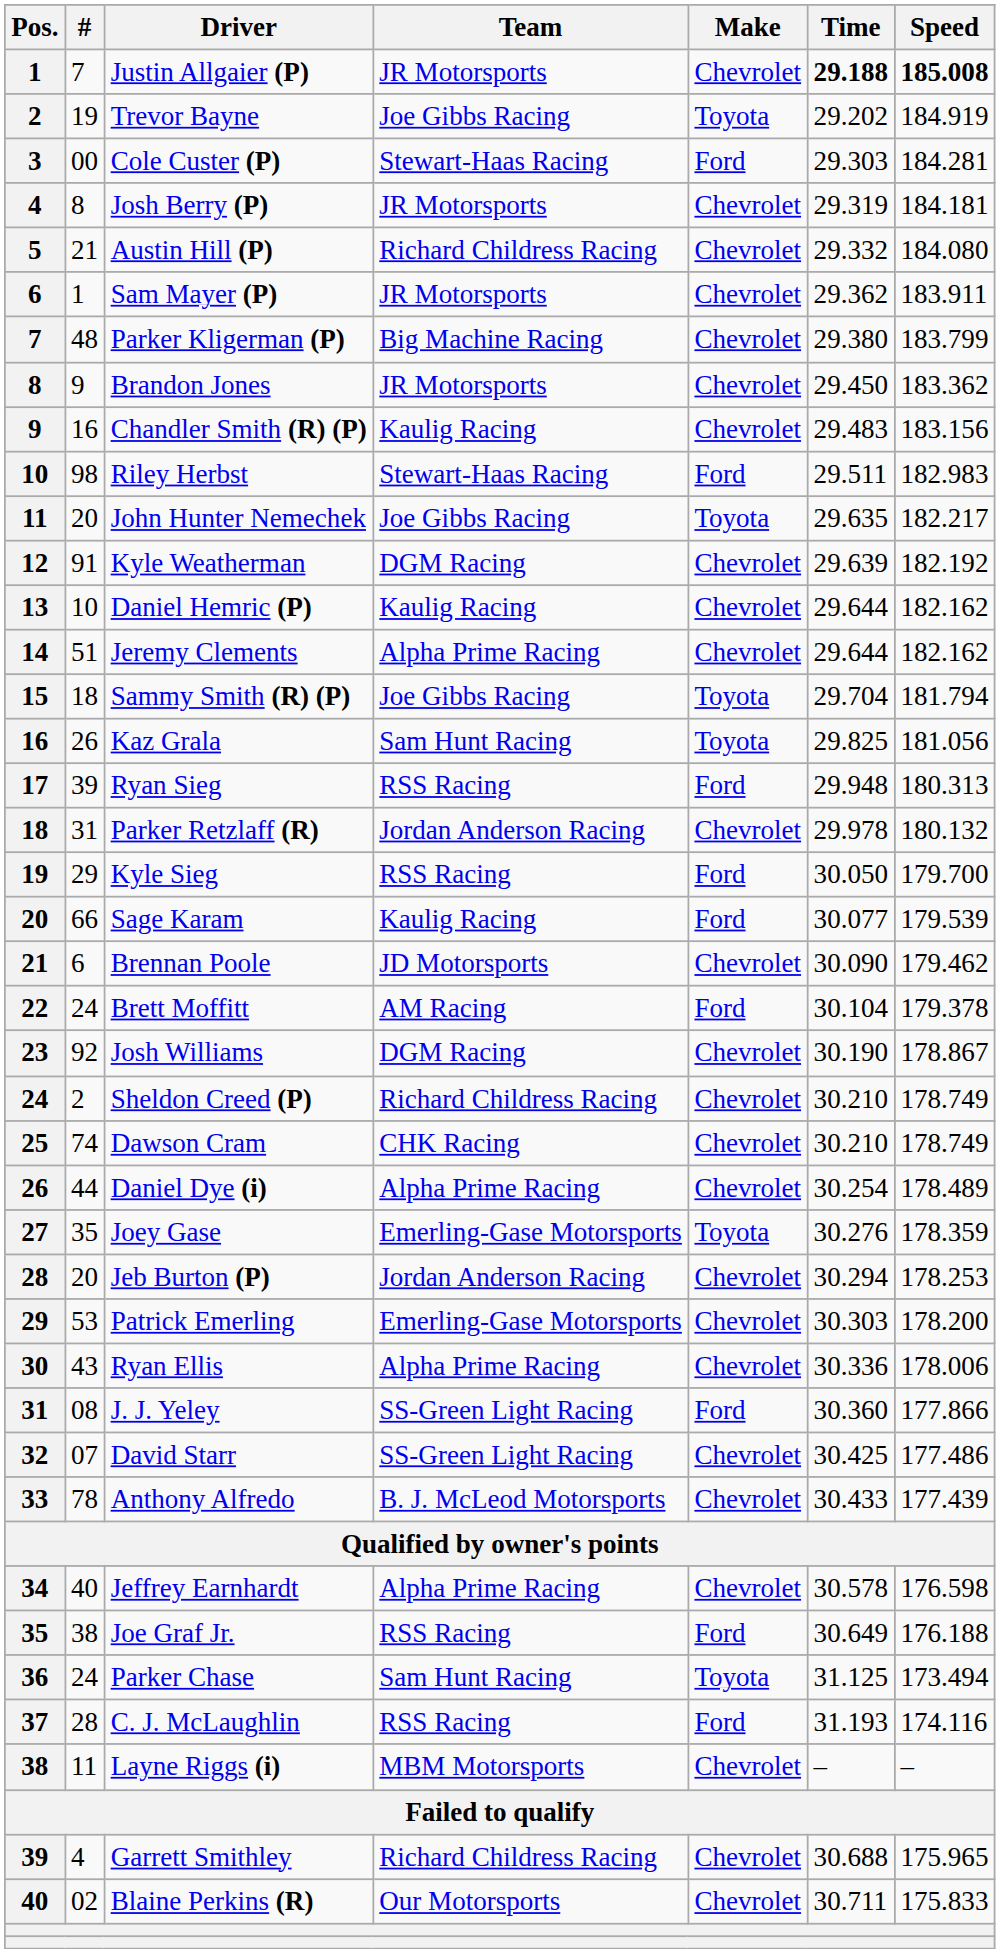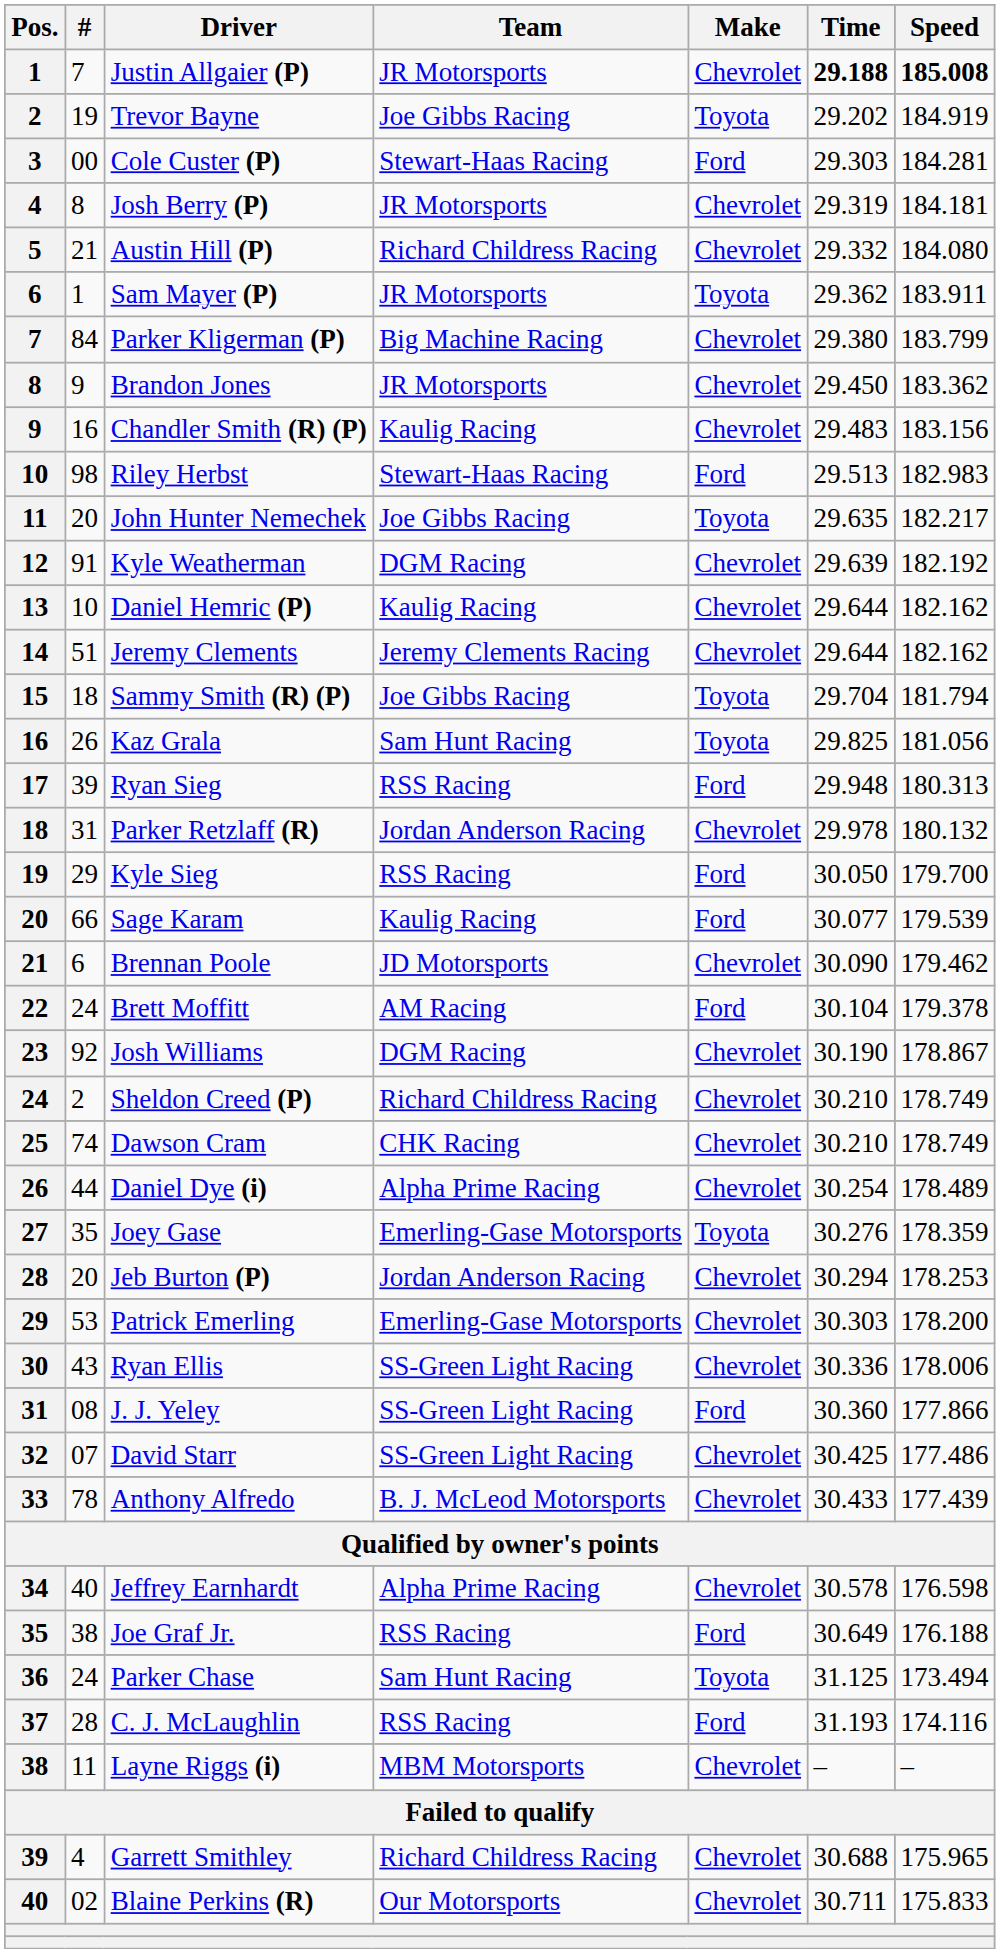(748, 294) Chevrolet -> (732, 294) Toyota
(85, 339) 48 -> (85, 339) 84
(850, 473) 29.511 -> (851, 473) 29.513
(490, 651) Alpha Prime Racing -> (514, 651) Jeremy Clements Racing
(490, 1365) Alpha Prime Racing -> (506, 1365) SS-Green Light Racing
